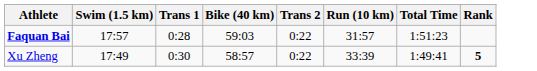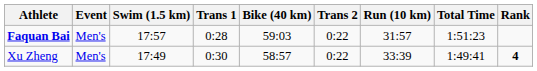+ column: (91, 15)
(478, 56) 5 -> (515, 56) 4
